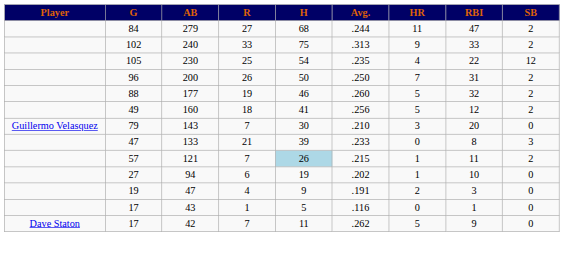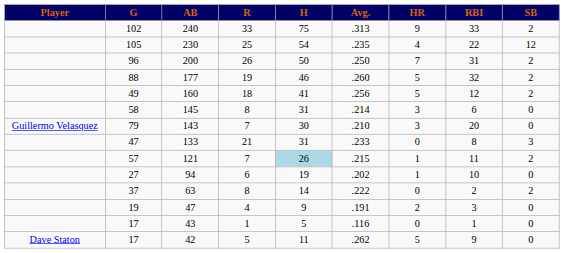- row: (190, 28)
+ row: (190, 110)
(304, 142) 39 -> (304, 142) 31
+ row: (190, 191)
(247, 223) 7 -> (247, 239) 5
